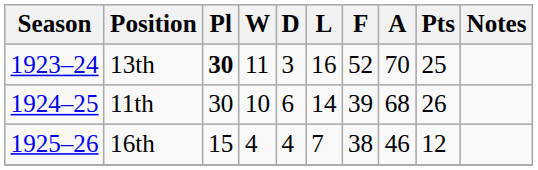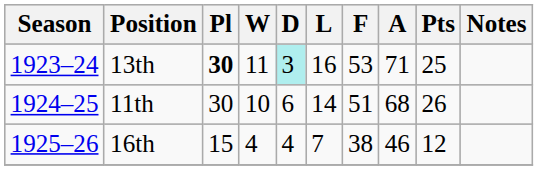(288, 64) no background -> (288, 64) paleturquoise background
(361, 64) 52 -> (361, 64) 53
(397, 64) 70 -> (397, 64) 71
(361, 104) 39 -> (361, 104) 51
